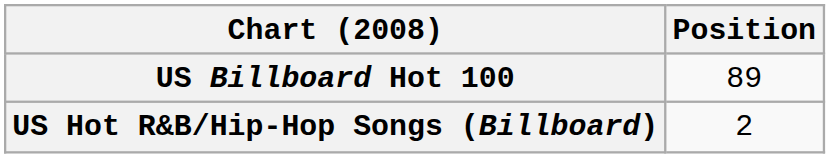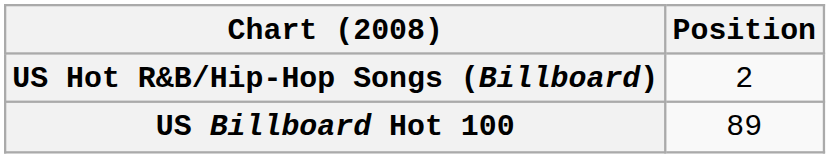rows swapped: (335, 78) <-> (335, 127)
